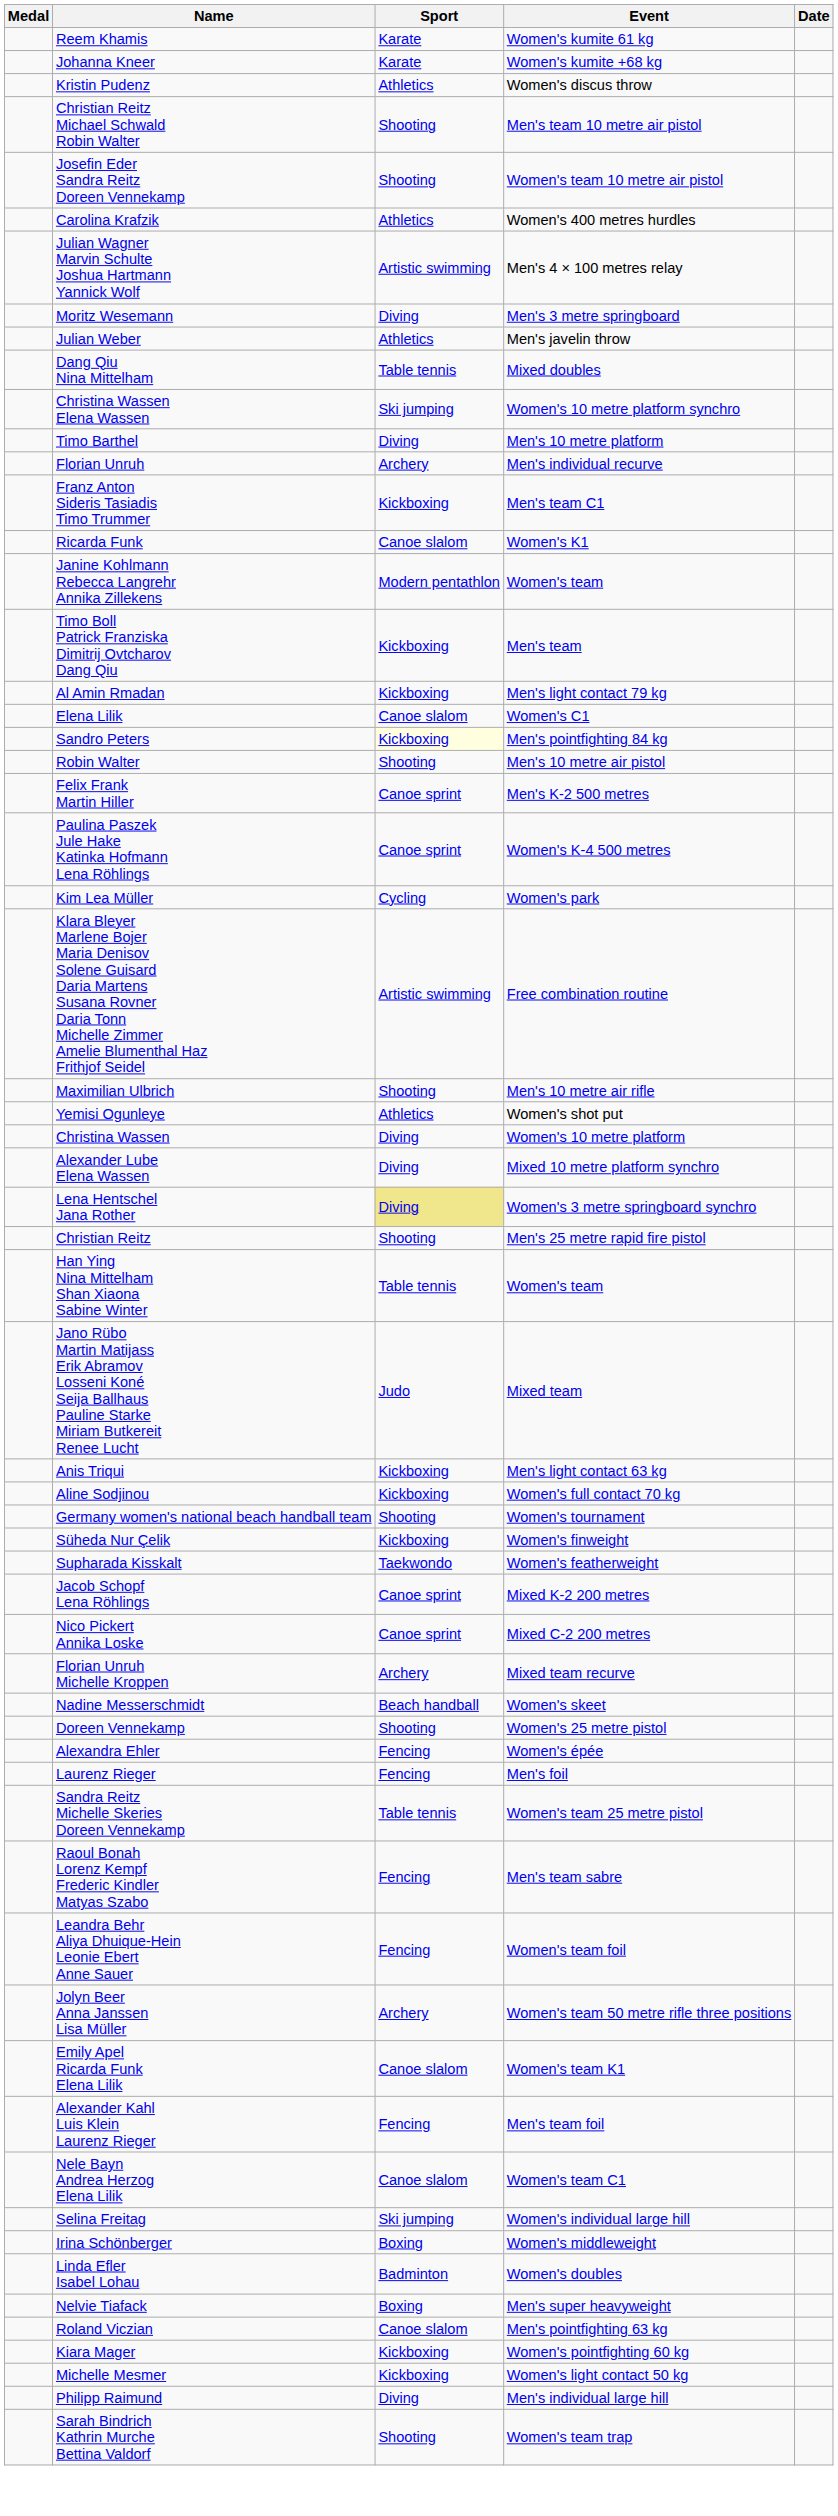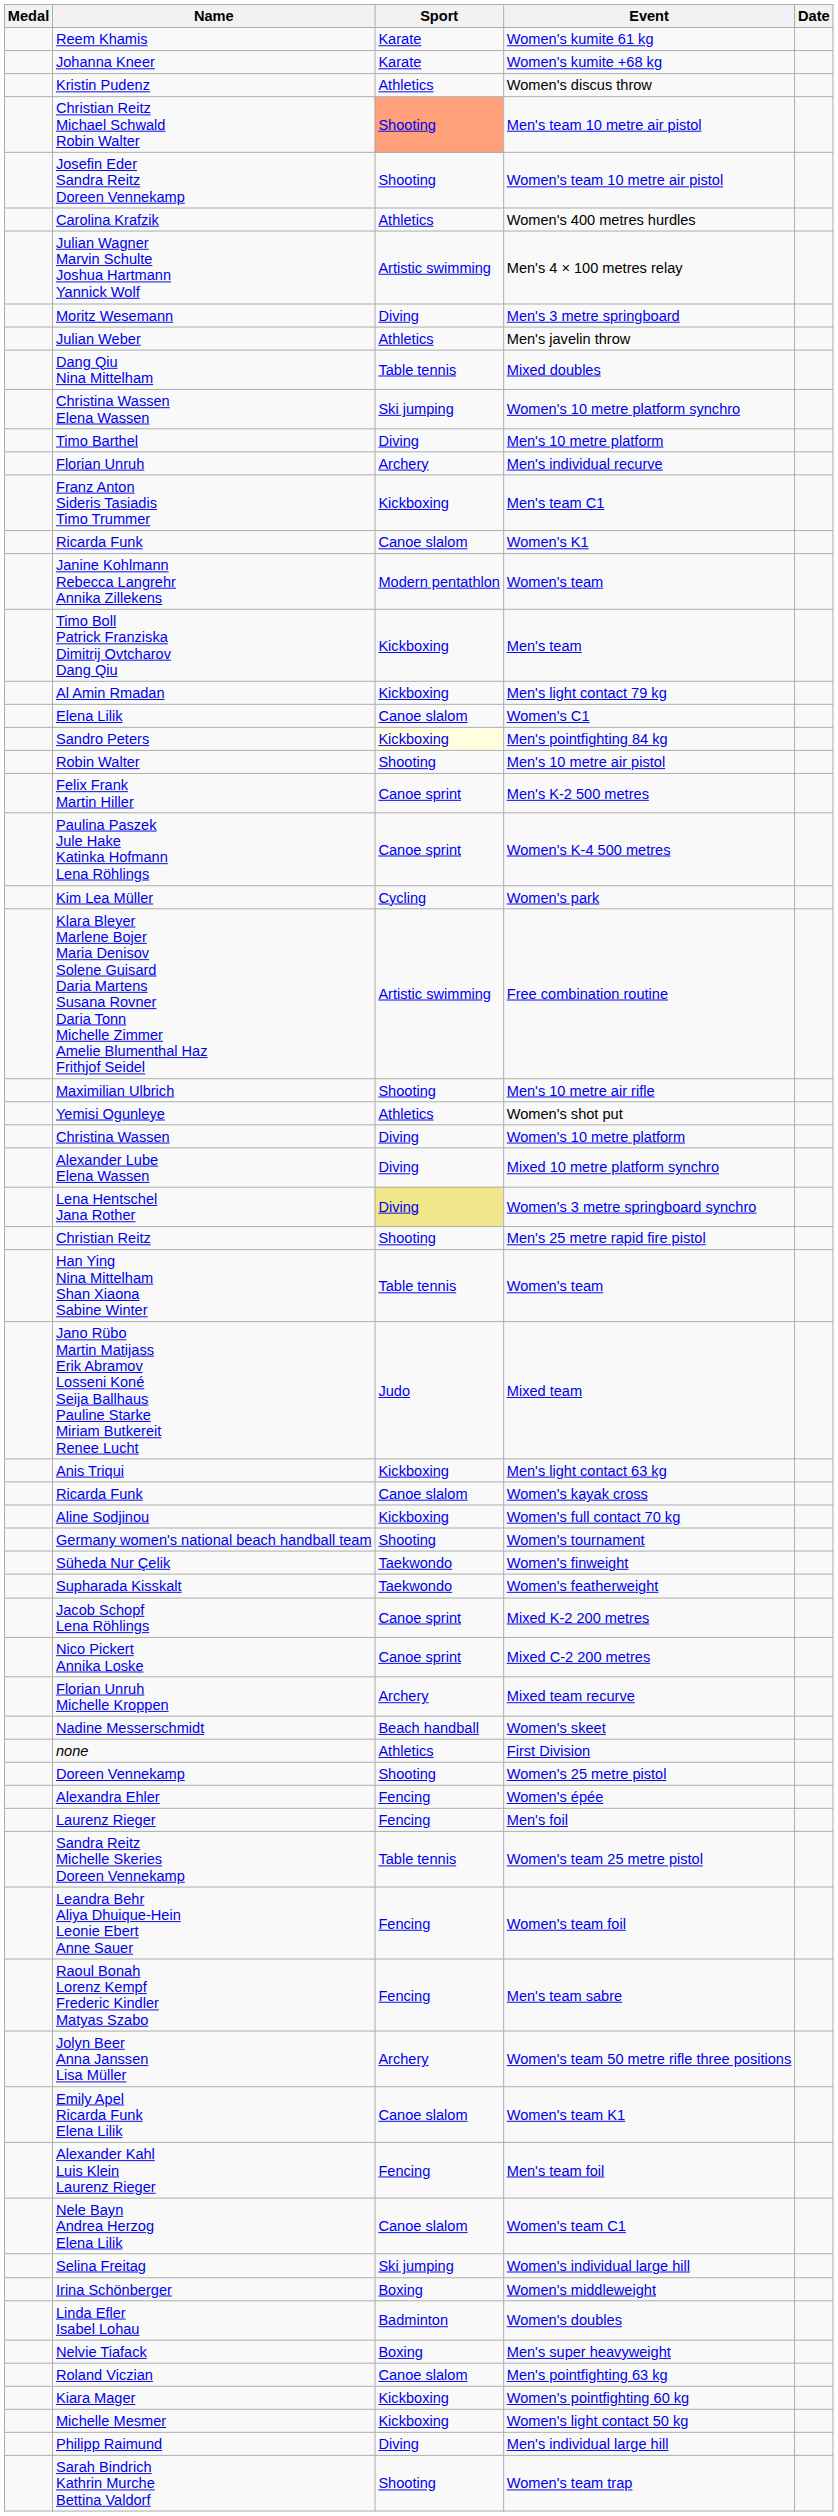(407, 125) no background -> (407, 125) lightsalmon background
+ row: (99, 1494)
(414, 1540) Kickboxing -> (415, 1563) Taekwondo
+ row: (72, 1751)
rows swapped: (118, 1949) <-> (107, 1877)
